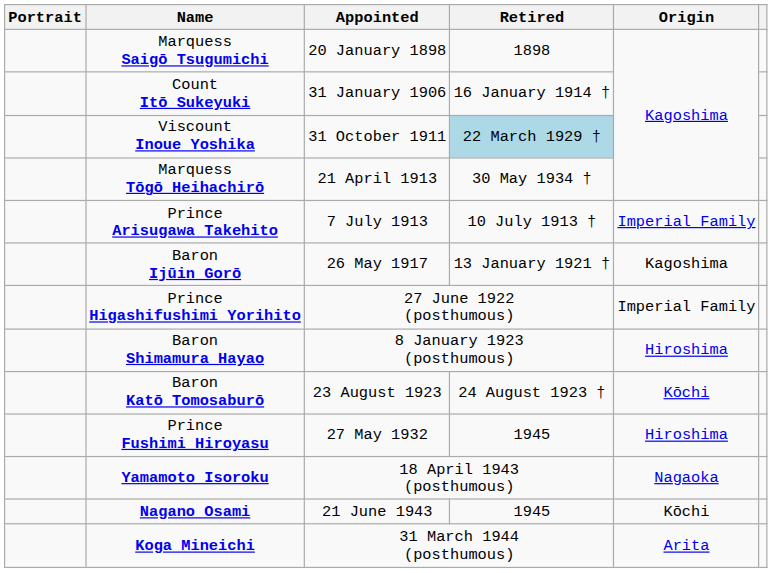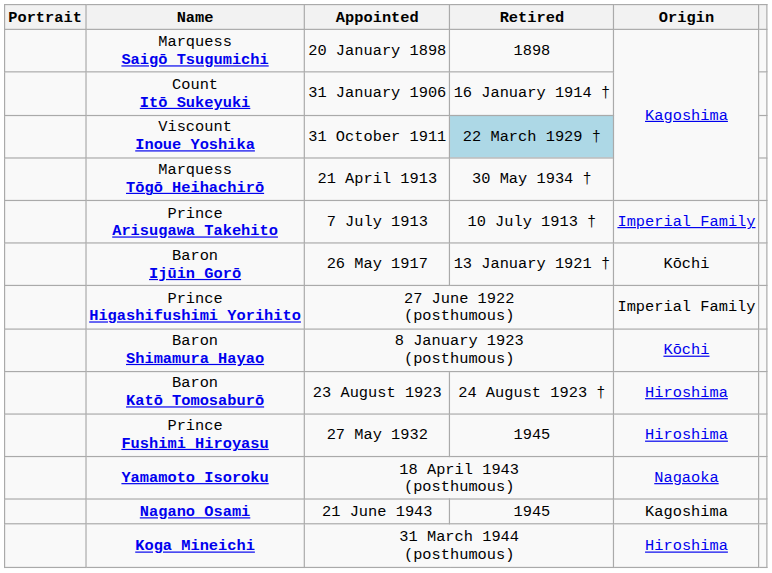(686, 264) Kagoshima -> (686, 264) Kōchi
(686, 350) Hiroshima -> (686, 350) Kōchi
(686, 393) Kōchi -> (686, 393) Hiroshima
(686, 512) Kōchi -> (686, 512) Kagoshima
(686, 546) Arita -> (686, 546) Hiroshima
